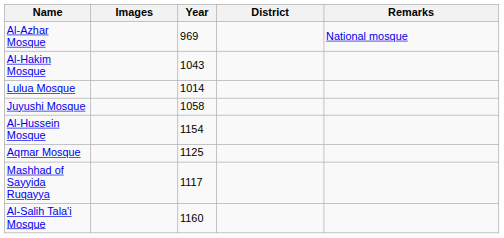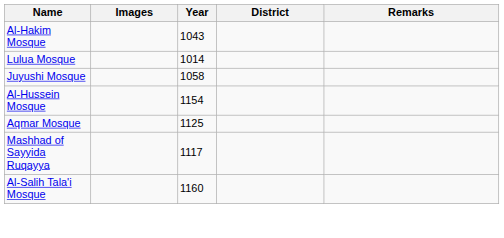- row: (28, 36)
